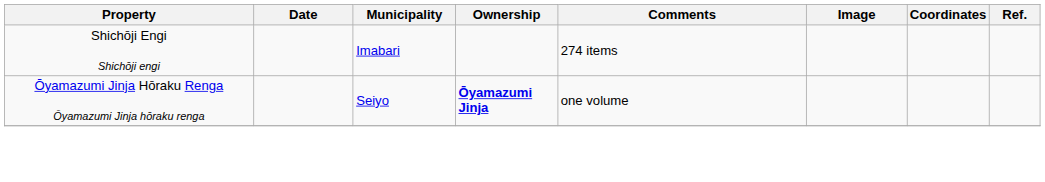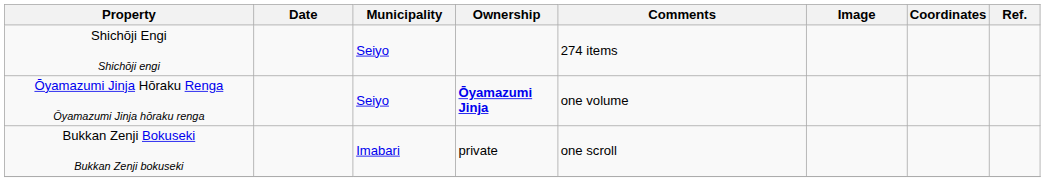(378, 50) Imabari -> (373, 50) Seiyo
+ row: (129, 151)
